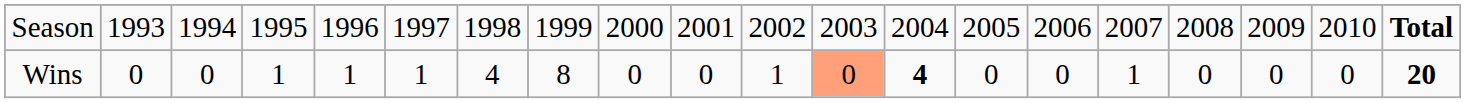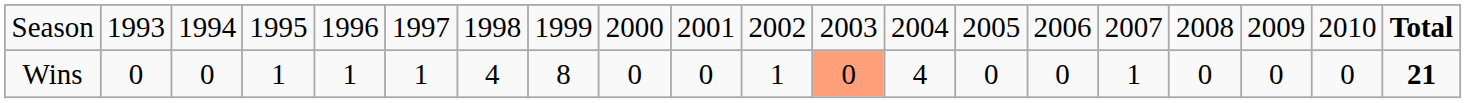(920, 73) bold -> (920, 73) normal
(1421, 73) 20 -> (1421, 73) 21
